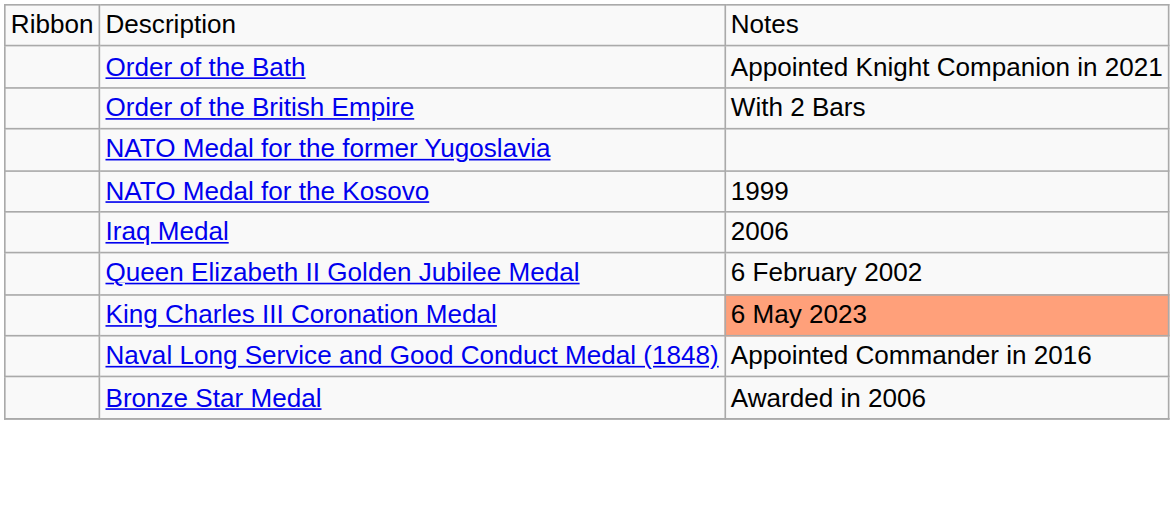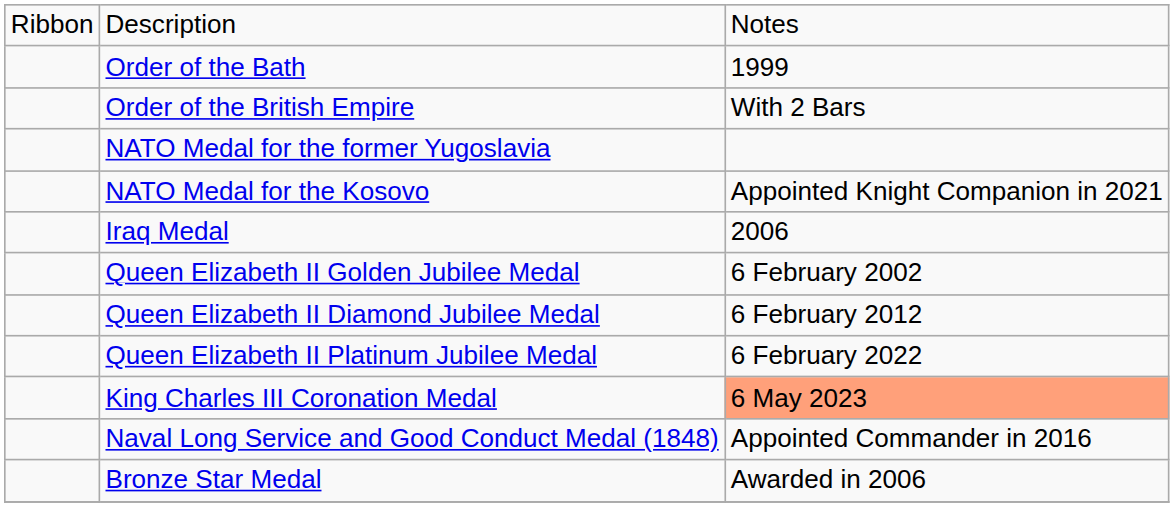(947, 66) Appointed Knight Companion in 2021 -> (760, 66) 1999
(760, 190) 1999 -> (947, 190) Appointed Knight Companion in 2021
+ row: (353, 314)
+ row: (351, 356)
